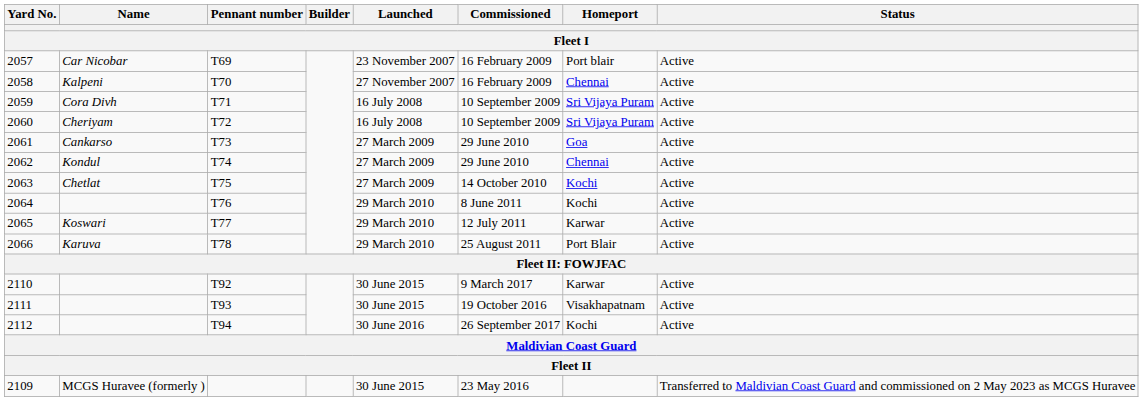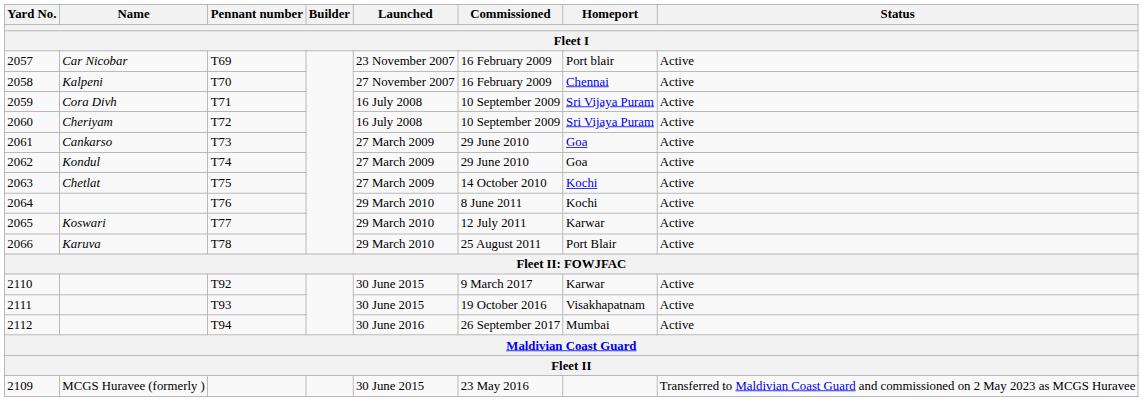(587, 162) Chennai -> (577, 162) Goa
(582, 325) Kochi -> (588, 325) Mumbai
